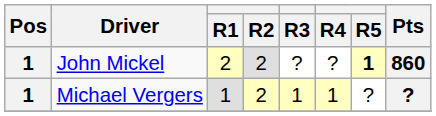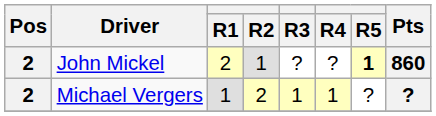(28, 62) 1 -> (28, 62) 2
(261, 62) 2 -> (261, 62) 1
(28, 94) 1 -> (28, 94) 2
